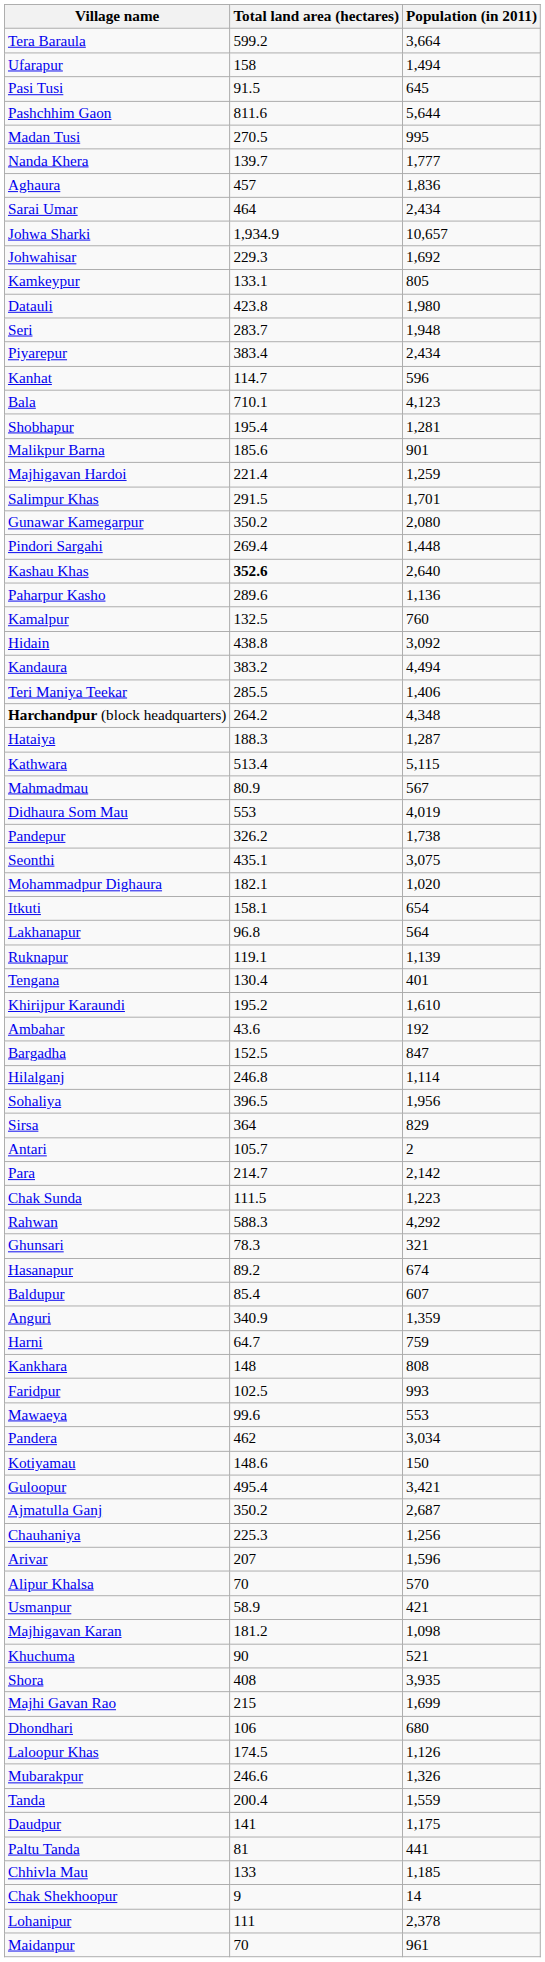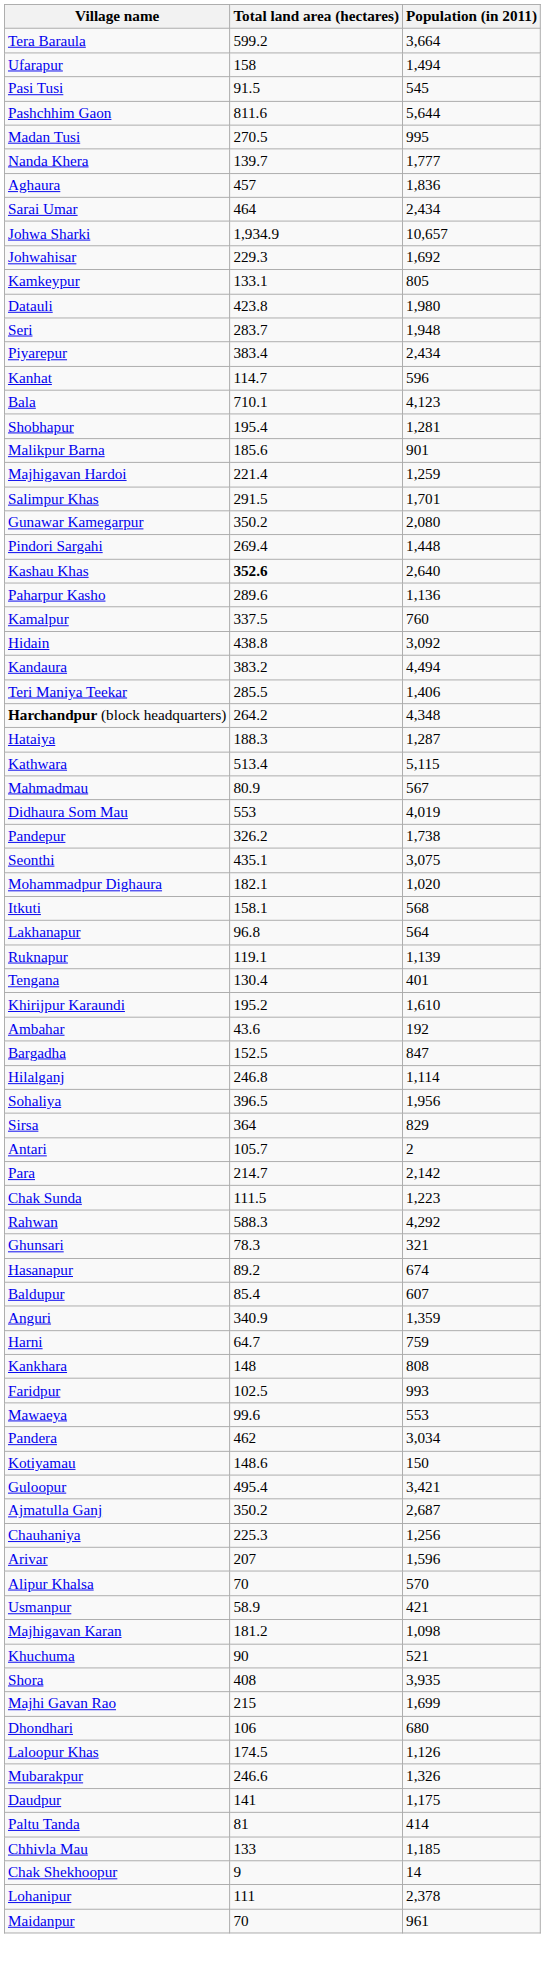(417, 88) 645 -> (417, 88) 545
(250, 619) 132.5 -> (250, 619) 337.5
(417, 908) 654 -> (417, 908) 568
- row: (26, 1800)
(417, 1848) 441 -> (417, 1824) 414
